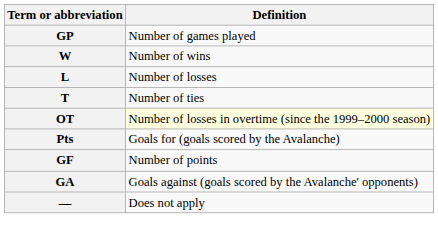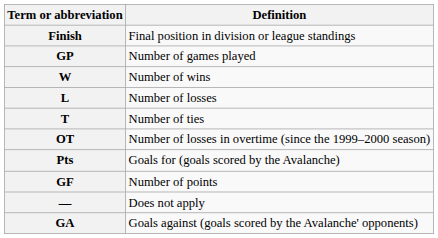+ row: (65, 35)
(279, 119) lightyellow background -> (279, 139) no background
rows swapped: (65, 181) <-> (65, 202)
